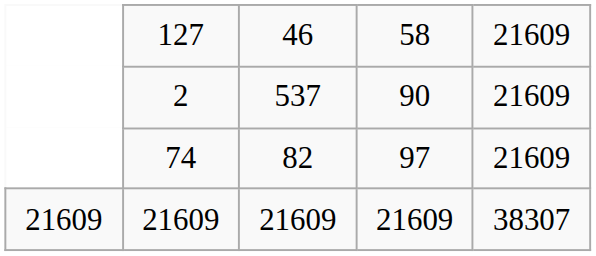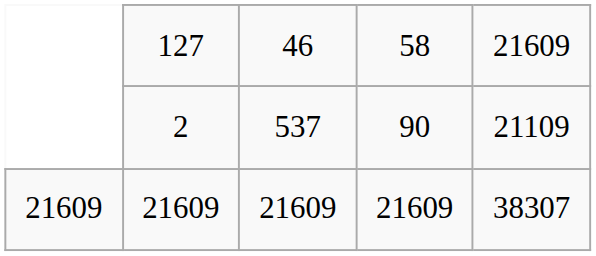(532, 96) 21609 -> (532, 127) 21109
- row: (181, 157)
